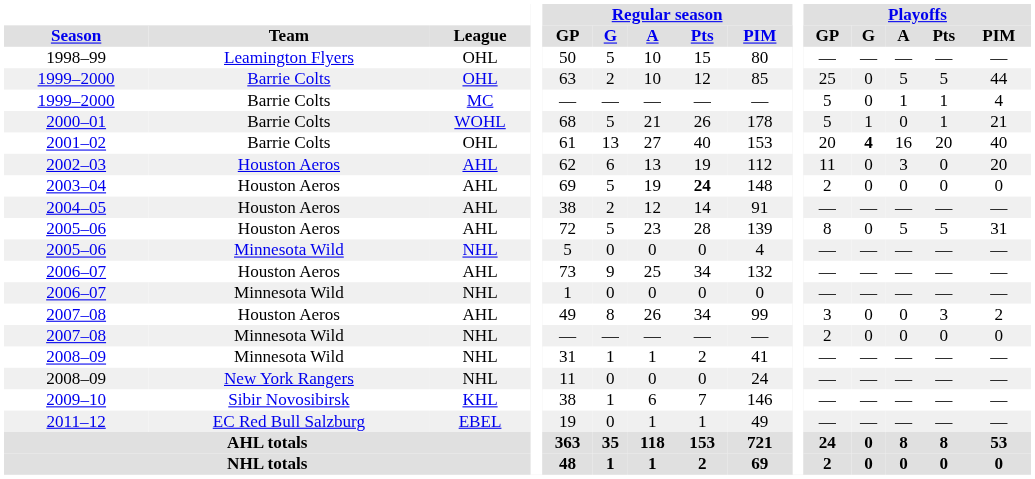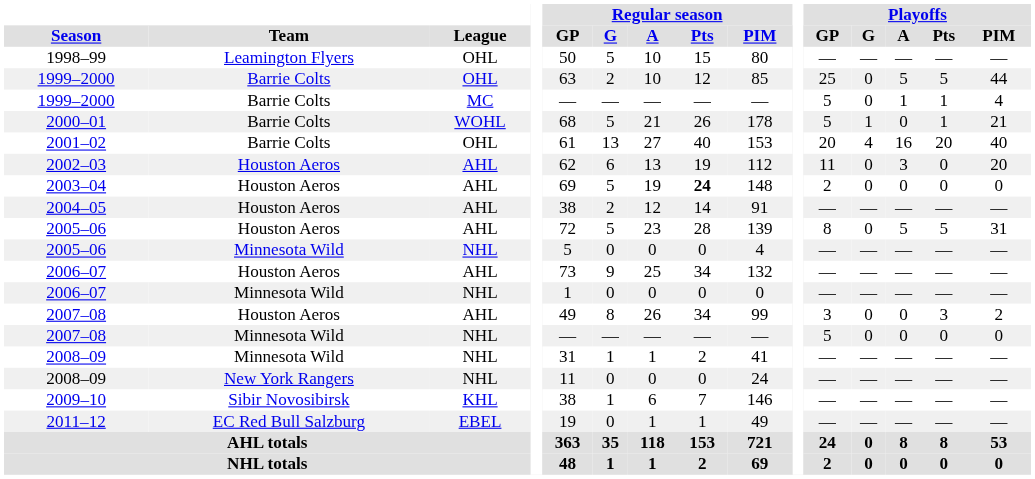(868, 143) bold -> (868, 143) normal
(827, 335) 2 -> (827, 335) 5
